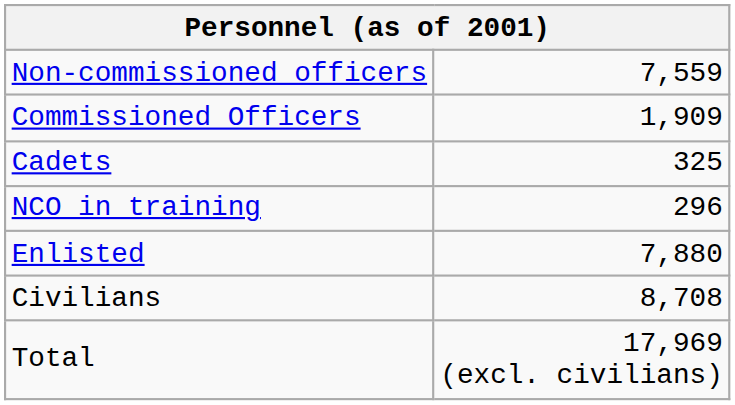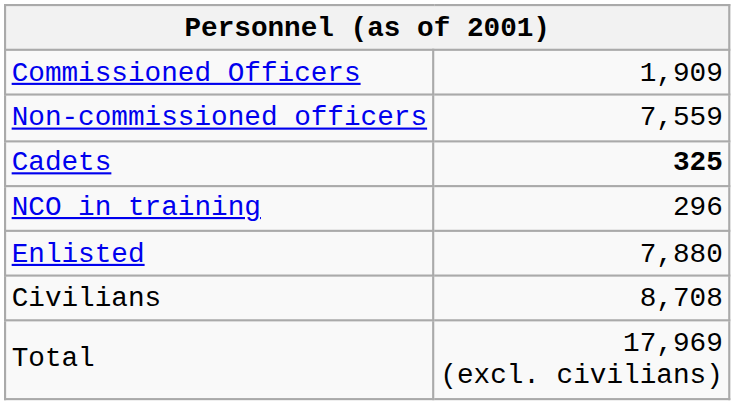rows swapped: (186, 118) <-> (219, 73)
(698, 163) normal -> (698, 163) bold
